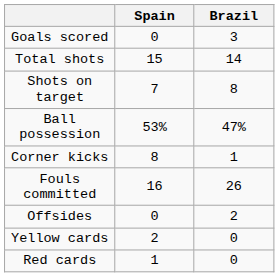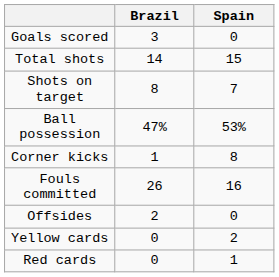columns swapped: (234, 16) <-> (155, 16)
